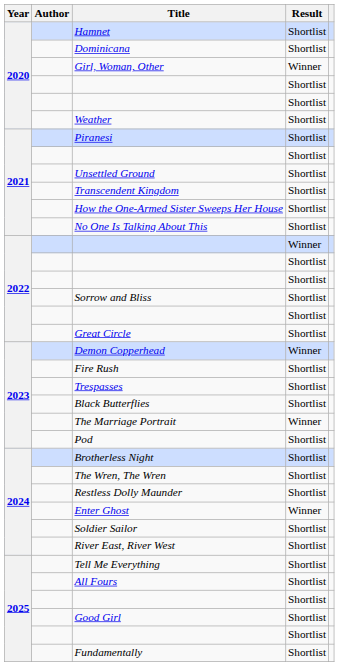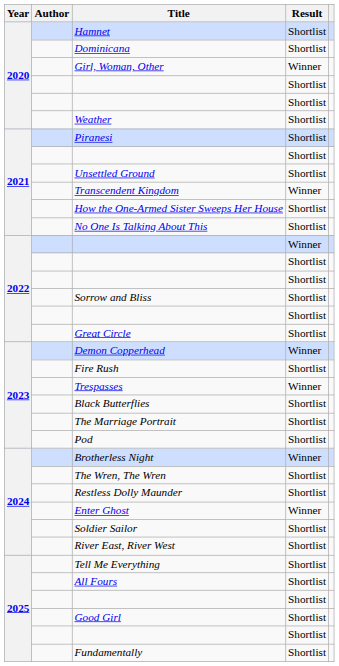(307, 191) Shortlist -> (305, 191) Winner
(307, 386) Shortlist -> (305, 386) Winner
(305, 421) Winner -> (307, 421) Shortlist
(307, 457) Shortlist -> (305, 457) Winner
